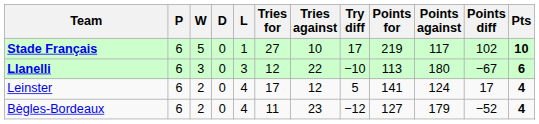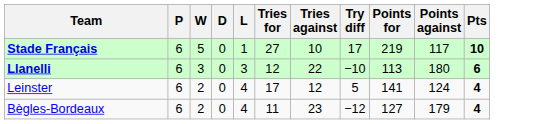- column: (486, 21)
